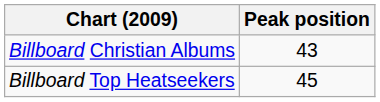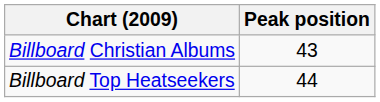(307, 81) 45 -> (307, 81) 44
